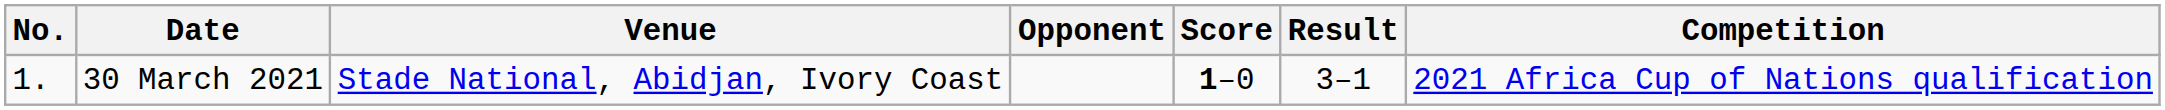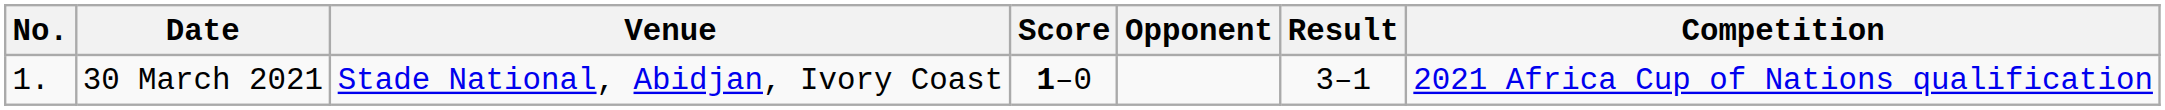columns swapped: (1092, 30) <-> (1227, 30)
